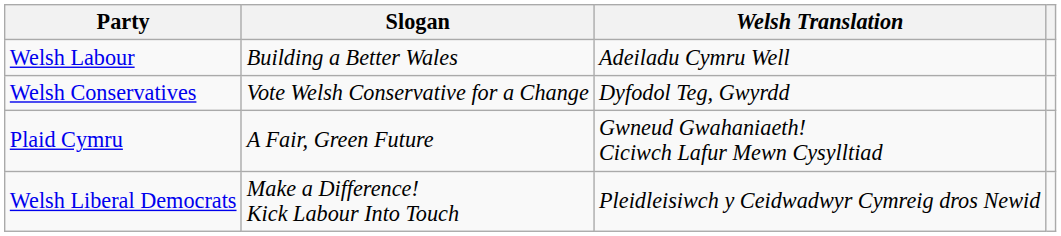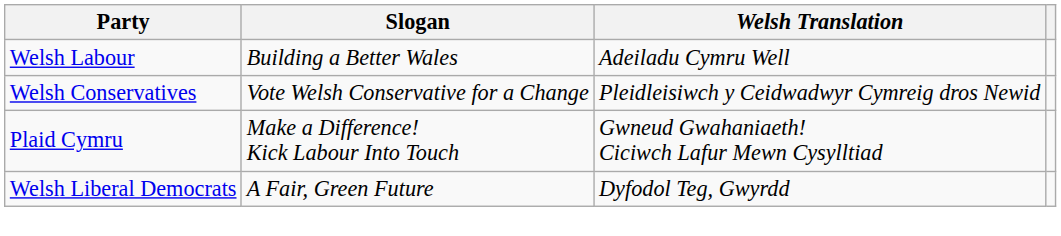(694, 92) Dyfodol Teg, Gwyrdd -> (820, 92) Pleidleisiwch y Ceidwadwyr Cymreig dros Newid
(340, 140) A Fair, Green Future -> (353, 140) Make a Difference! Kick Labour Into Touch
(353, 200) Make a Difference! Kick Labour Into Touch -> (340, 188) A Fair, Green Future
(820, 200) Pleidleisiwch y Ceidwadwyr Cymreig dros Newid -> (694, 188) Dyfodol Teg, Gwyrdd
